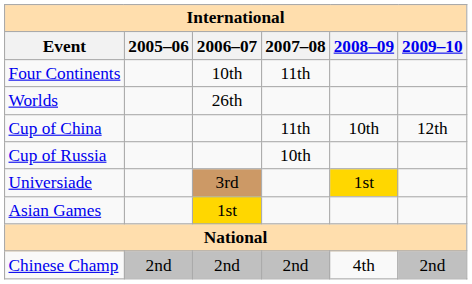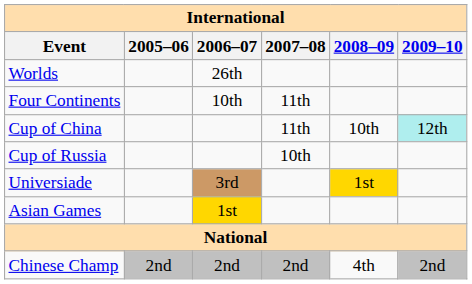rows swapped: (33, 100) <-> (64, 73)
(432, 127) no background -> (432, 127) paleturquoise background
